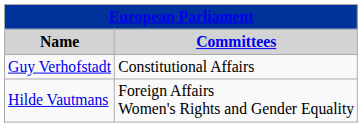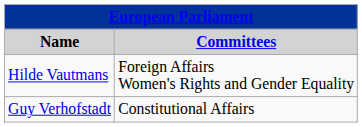rows swapped: (60, 66) <-> (58, 100)
